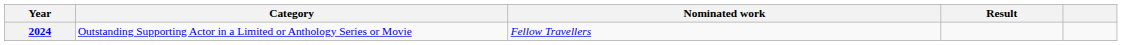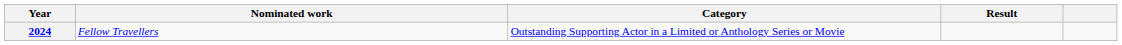columns swapped: (292, 13) <-> (724, 13)
